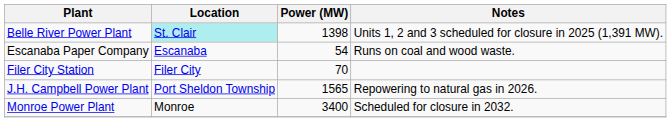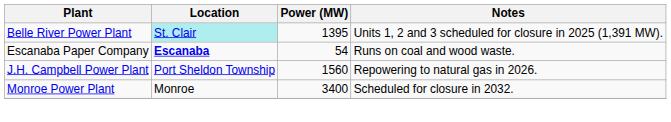(335, 32) 1398 -> (335, 32) 1395
(180, 51) normal -> (182, 51) bold
- row: (51, 70)
(335, 88) 1565 -> (335, 70) 1560
